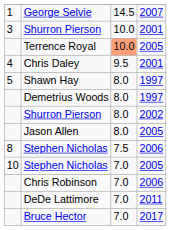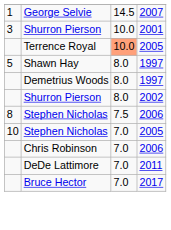- row: (51, 64)
- row: (51, 132)
